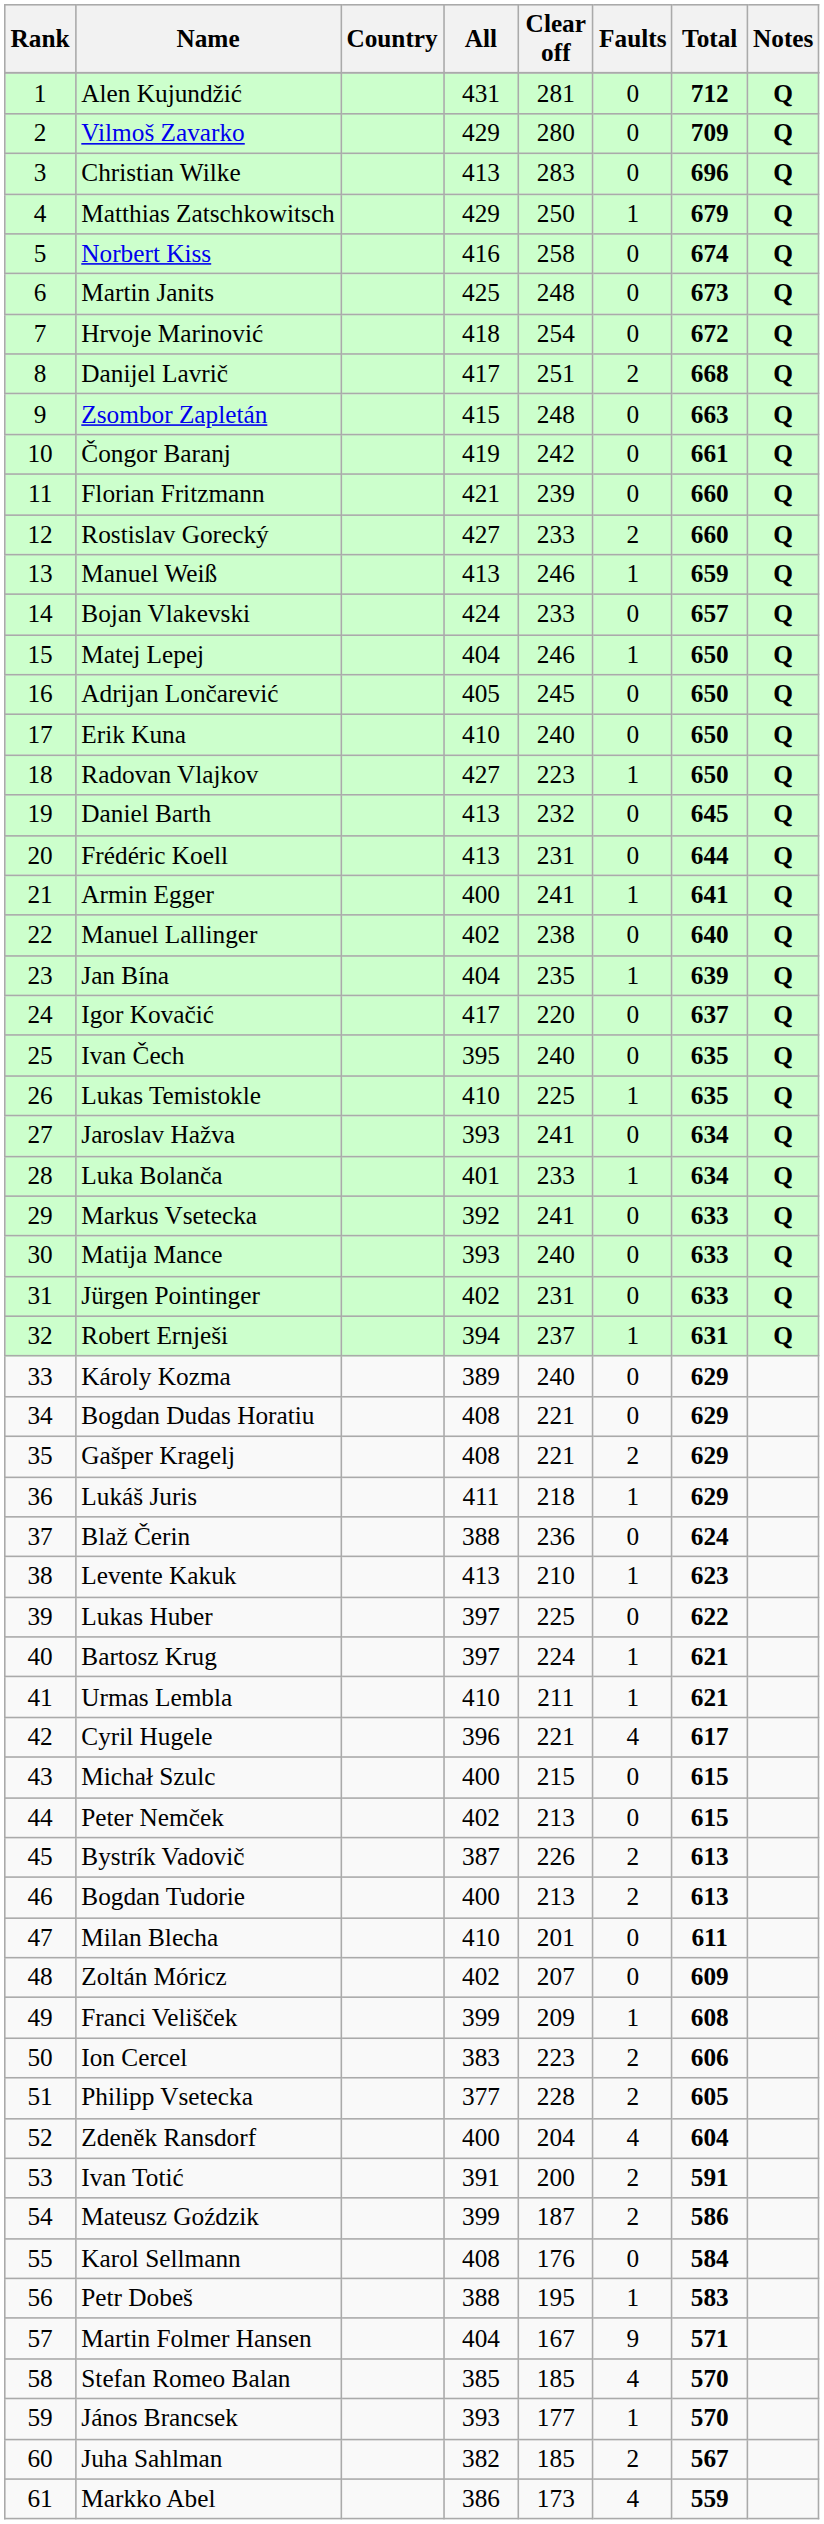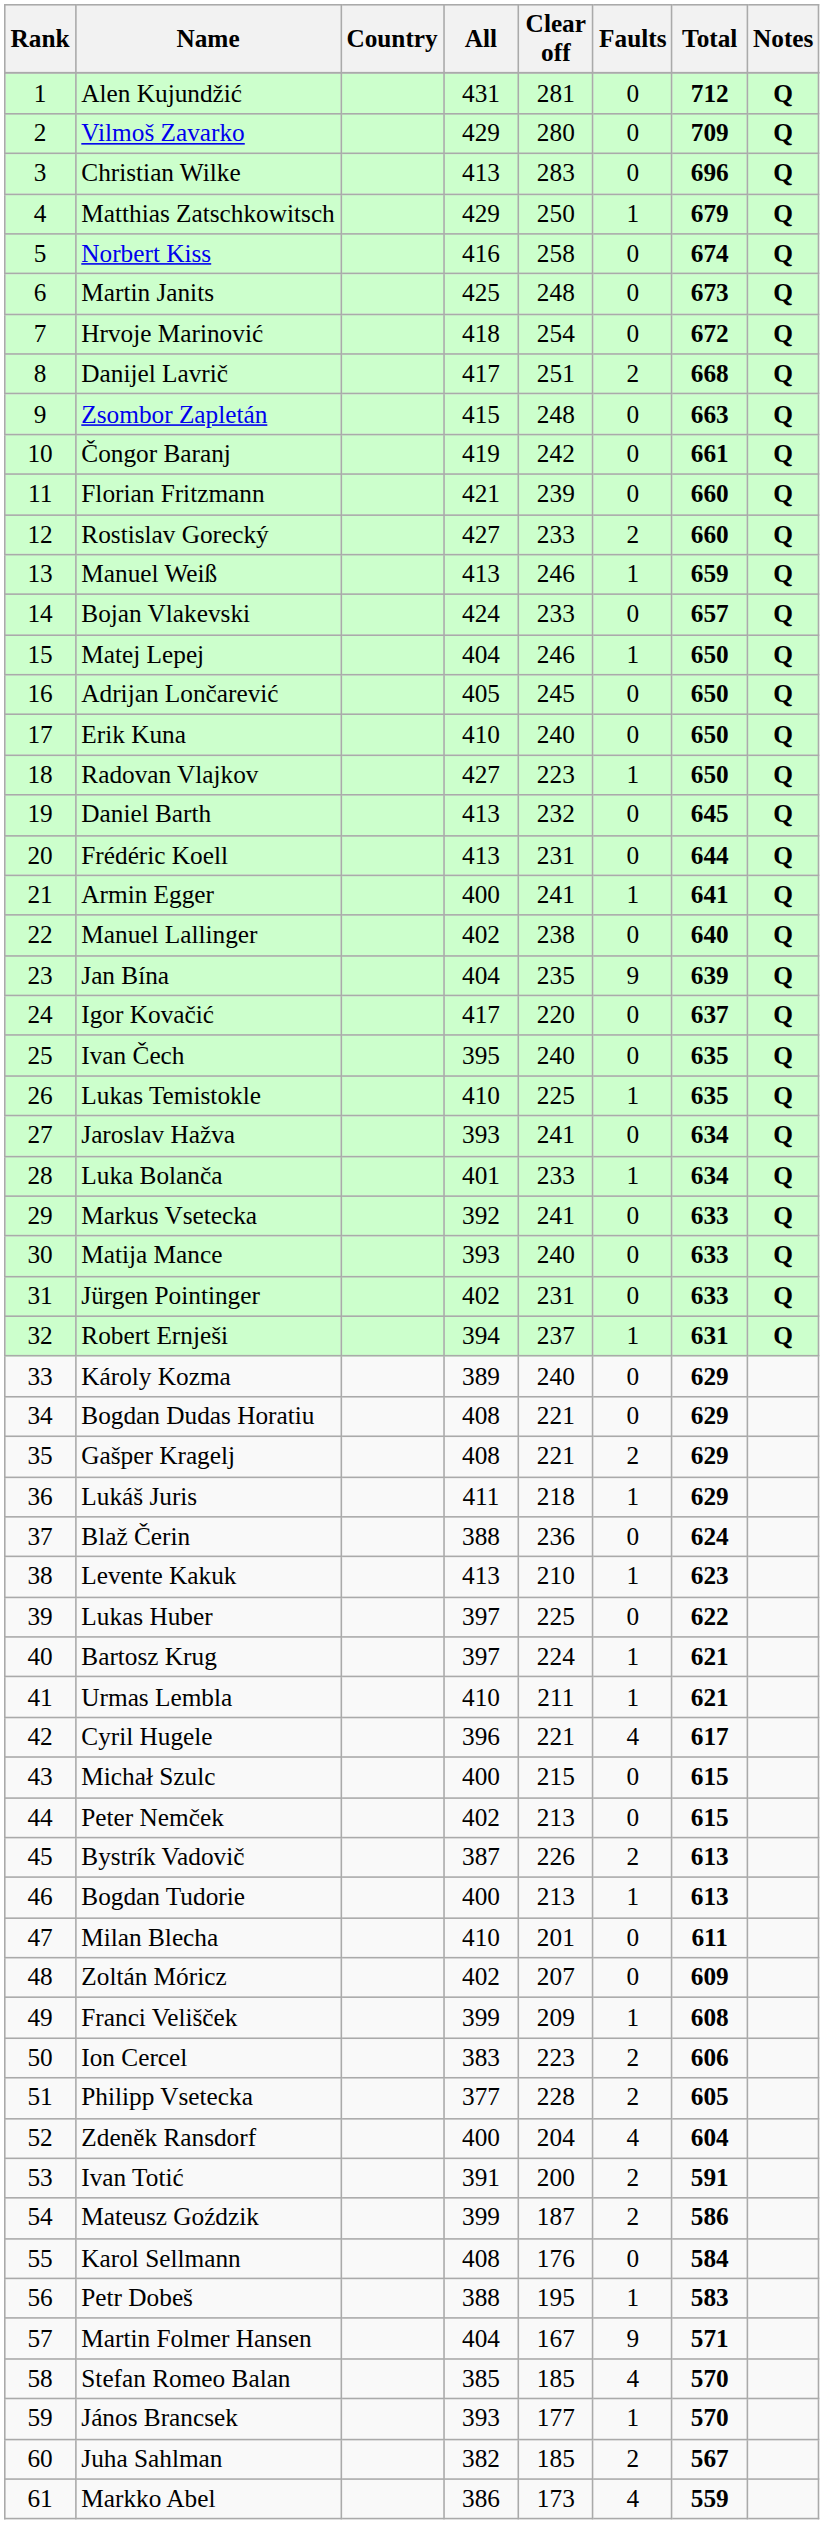(633, 975) 1 -> (633, 975) 9
(633, 1897) 2 -> (633, 1897) 1
